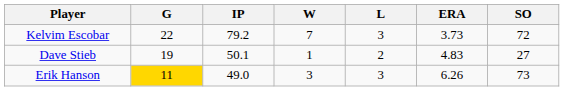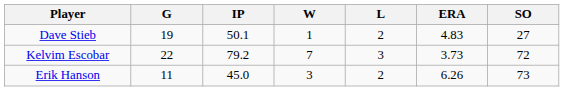rows swapped: (68, 34) <-> (68, 55)
(167, 75) gold background -> (167, 75) no background
(238, 75) 49.0 -> (238, 75) 45.0
(381, 75) 3 -> (381, 75) 2
